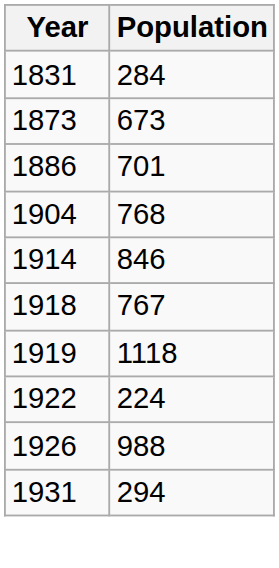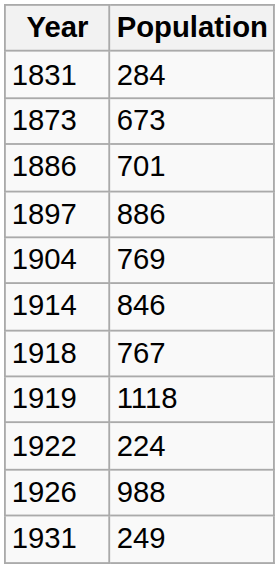+ row: (44, 213)
(141, 213) 768 -> (141, 259) 769
(141, 492) 294 -> (141, 538) 249
